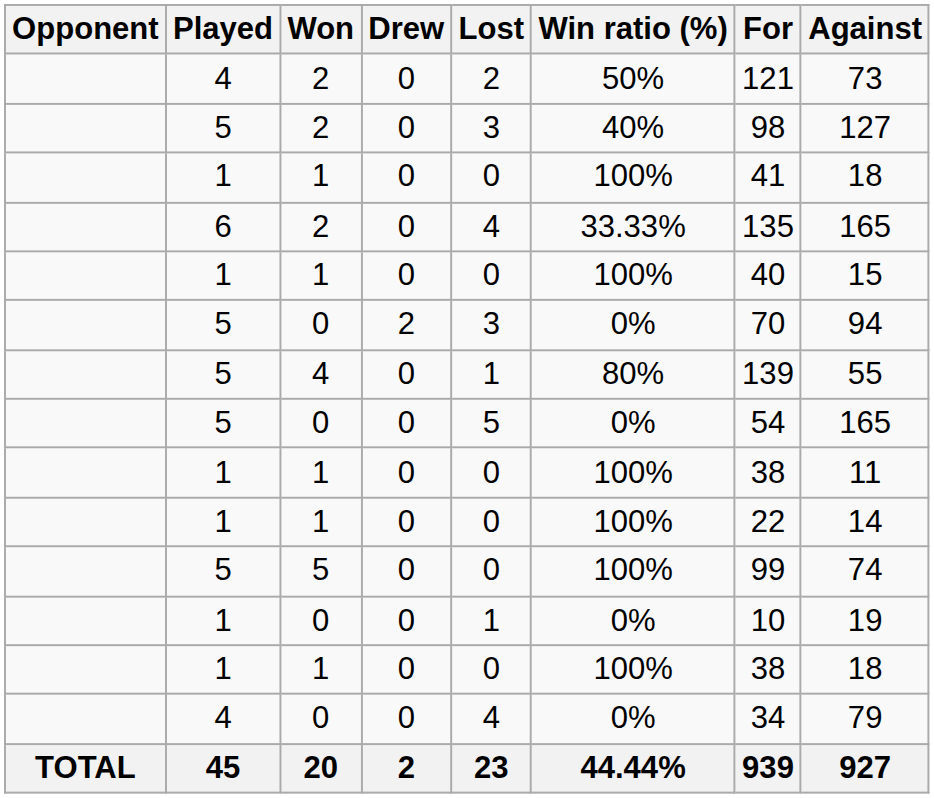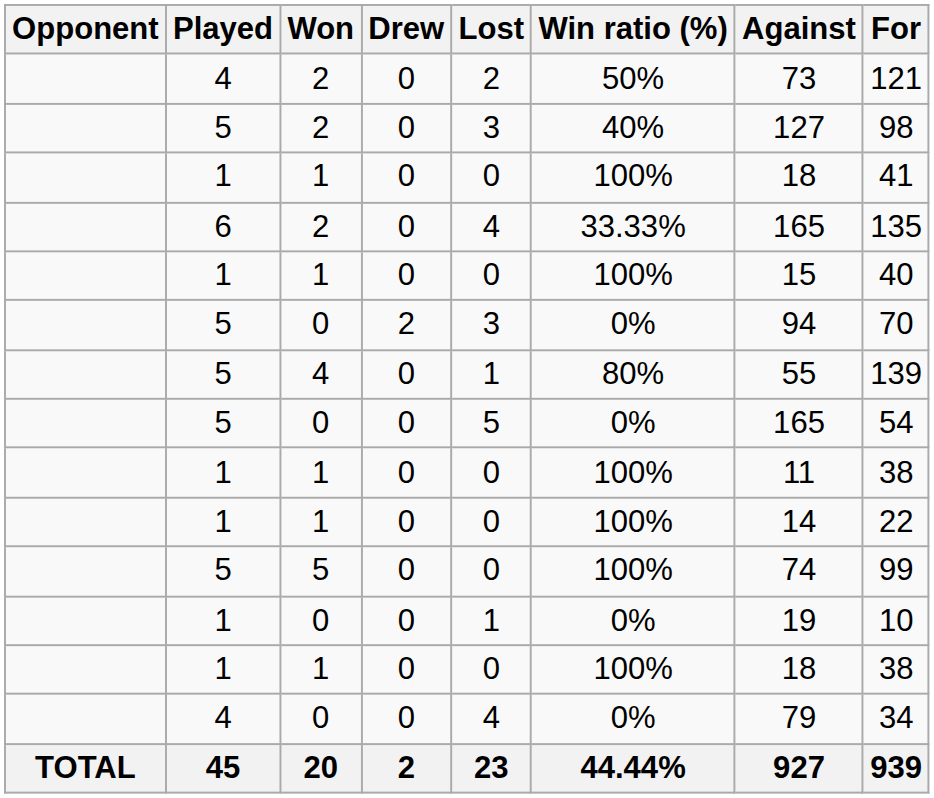columns swapped: (768, 29) <-> (865, 29)
